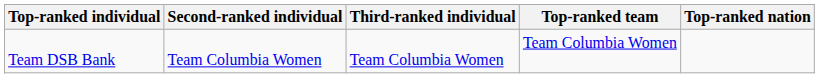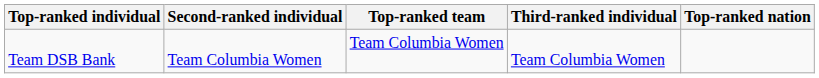columns swapped: (433, 17) <-> (600, 17)
